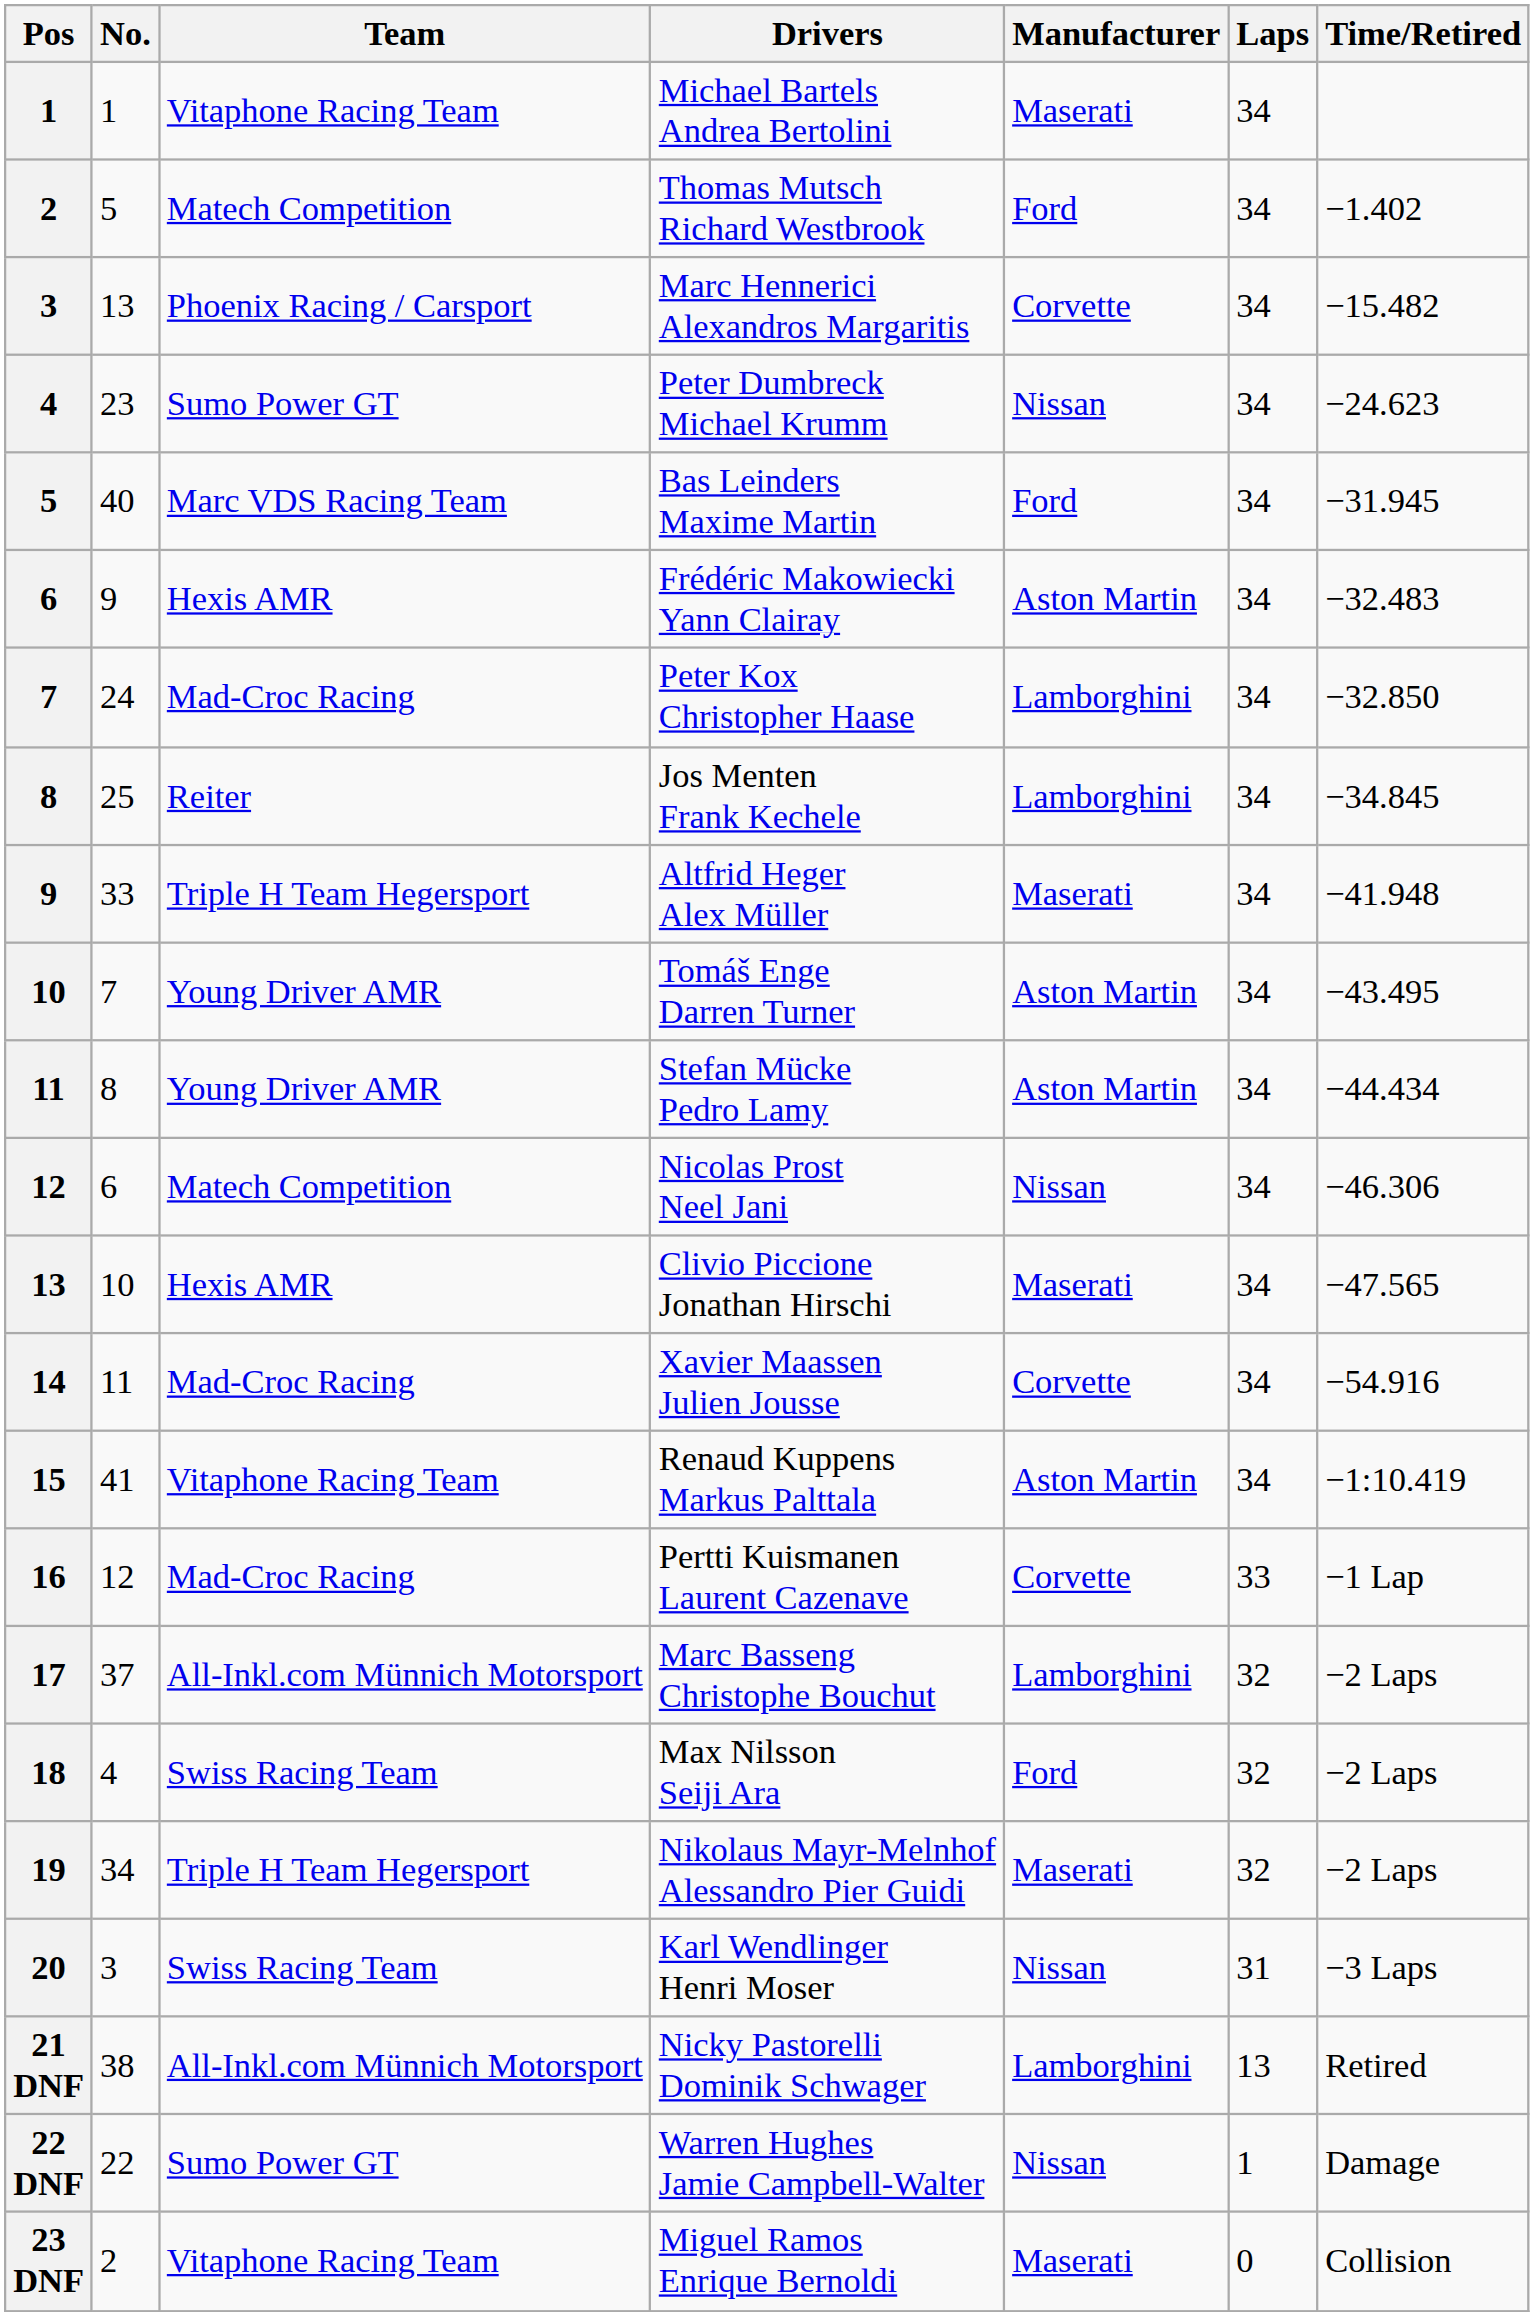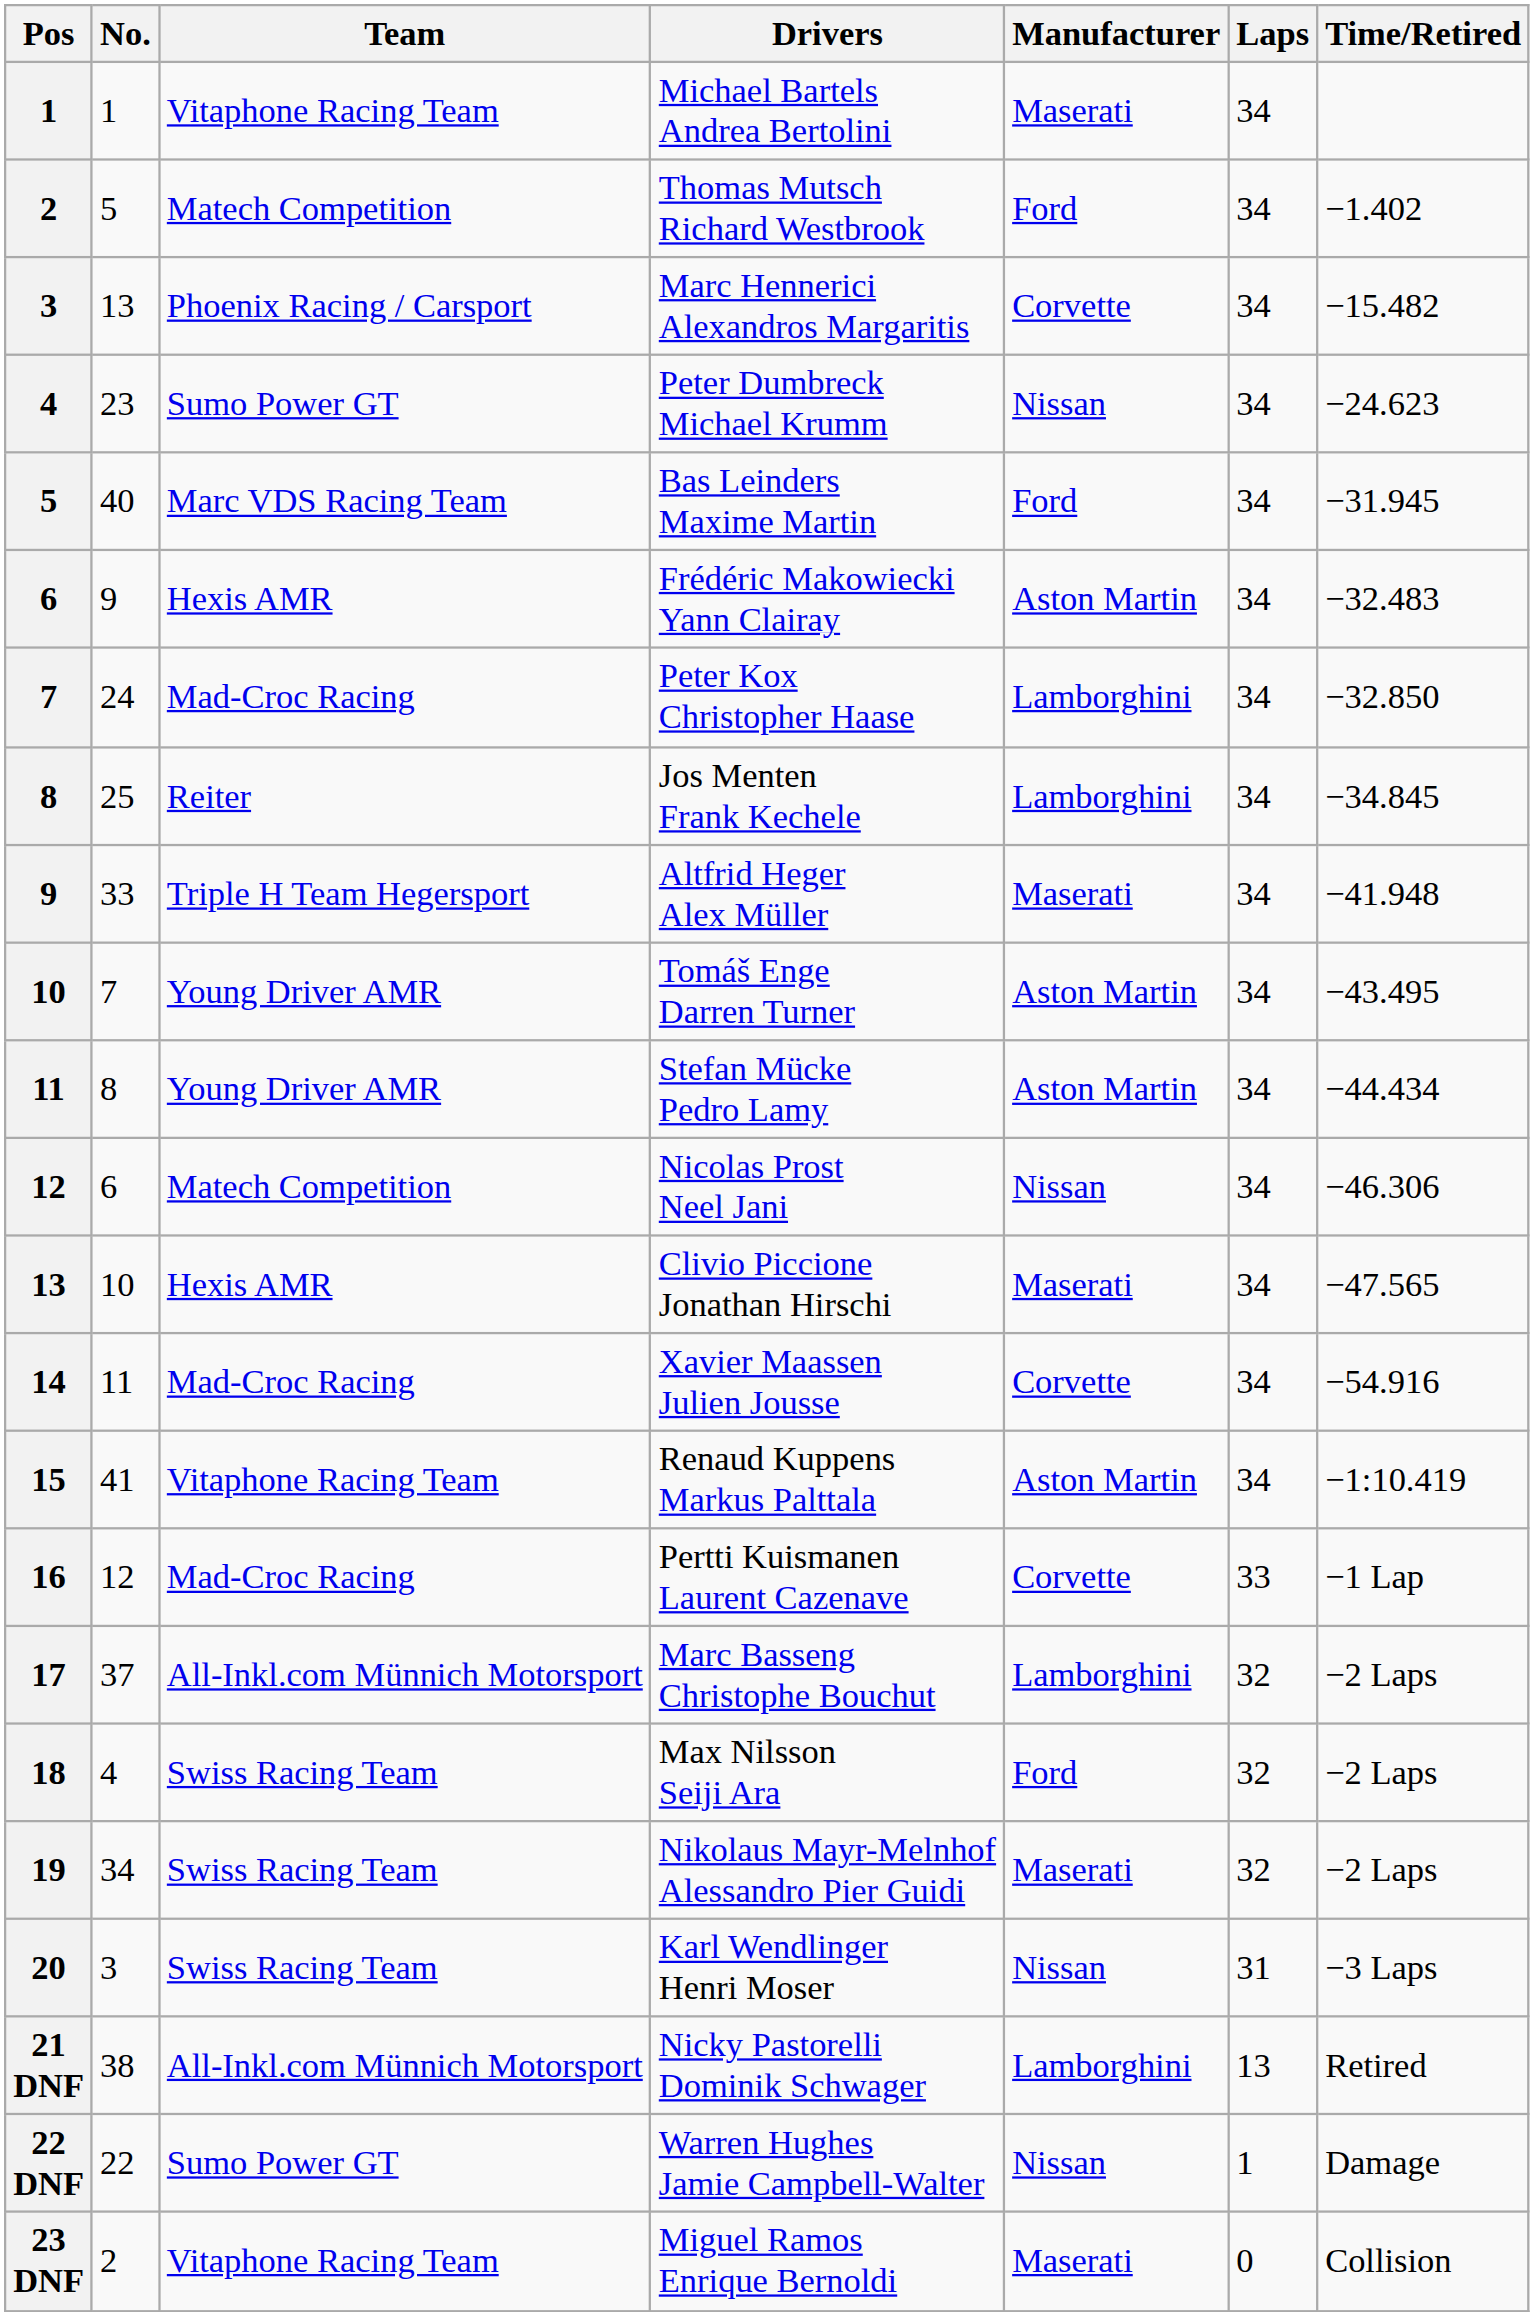(348, 1869) Triple H Team Hegersport -> (302, 1869) Swiss Racing Team
